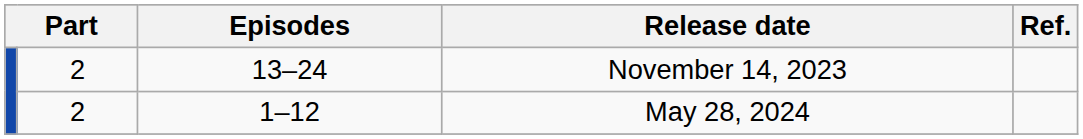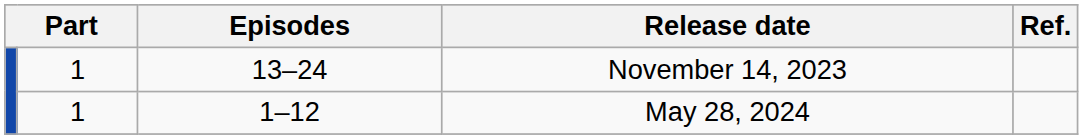(78, 69) 2 -> (78, 69) 1
(78, 112) 2 -> (78, 112) 1
